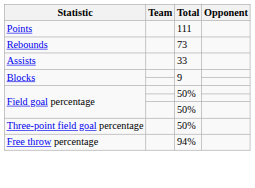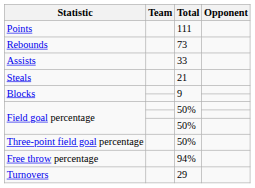+ row: (19, 77)
+ row: (28, 175)
